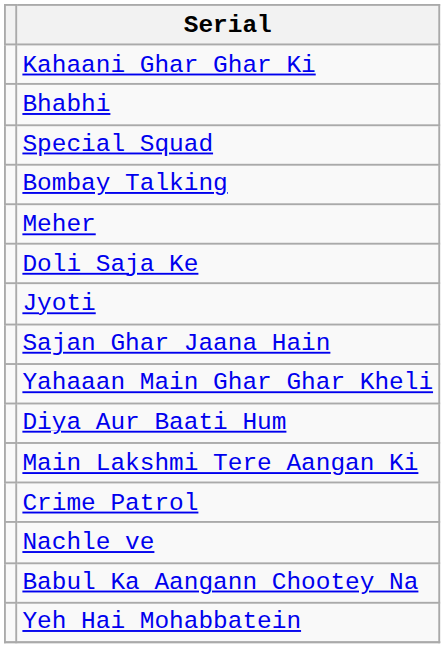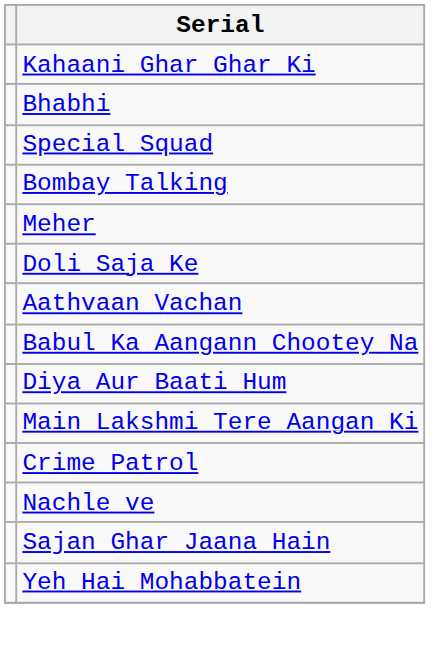+ row: (132, 304)
- row: (59, 304)
rows swapped: (176, 344) <-> (220, 583)
- row: (228, 383)
